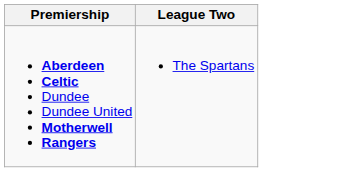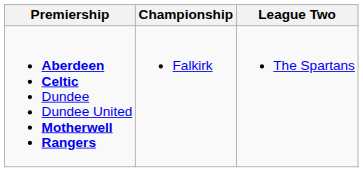+ column: (186, 15)
